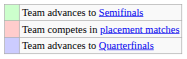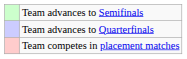rows swapped: (88, 45) <-> (101, 29)
